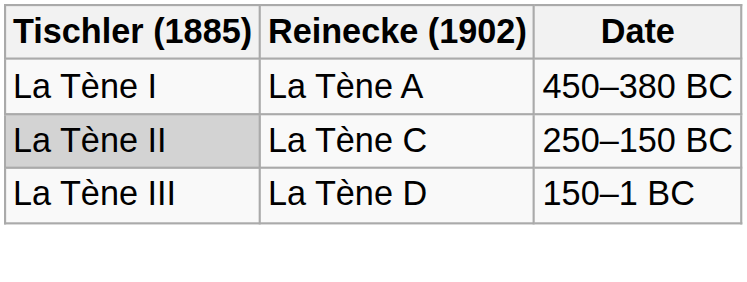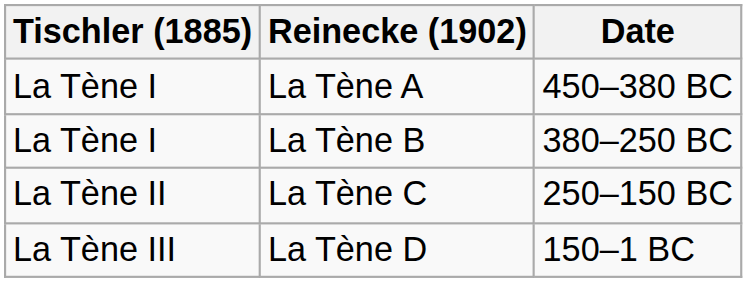+ row: (347, 140)
(90, 140) lightgrey background -> (90, 194) no background
